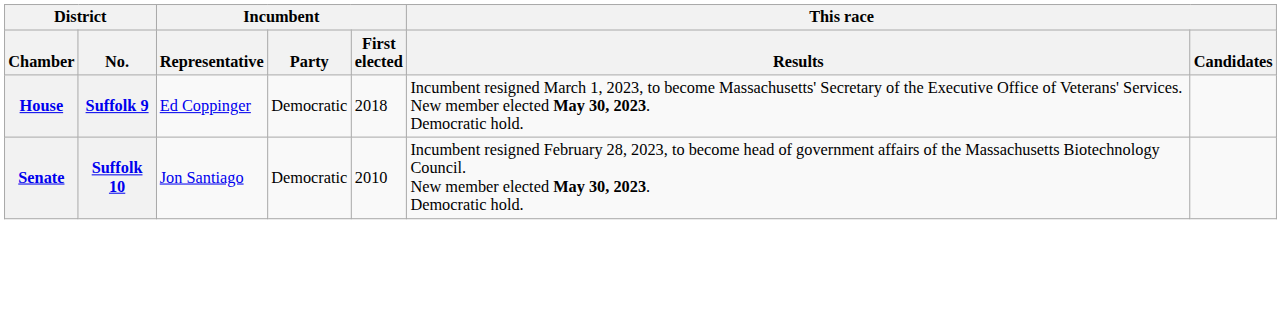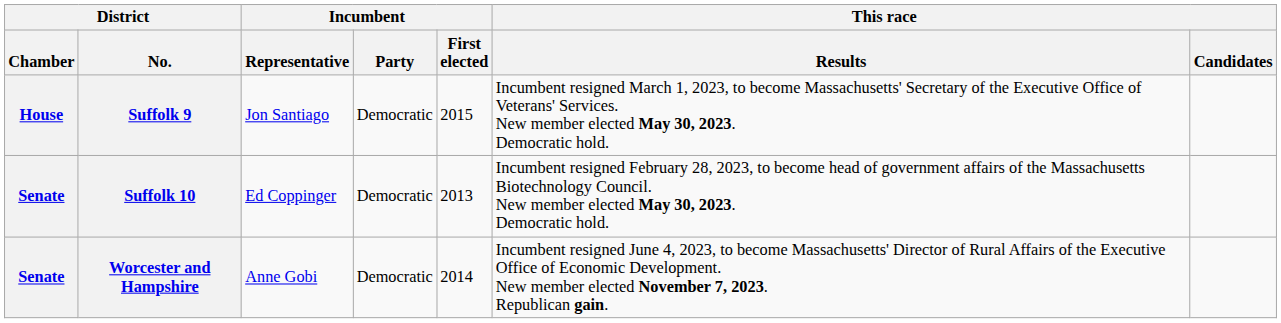(205, 105) Ed Coppinger -> (287, 115) Jon Santiago
(371, 105) 2018 -> (457, 115) 2015
(202, 177) Jon Santiago -> (291, 196) Ed Coppinger
(371, 177) 2010 -> (457, 196) 2013
+ row: (160, 277)
